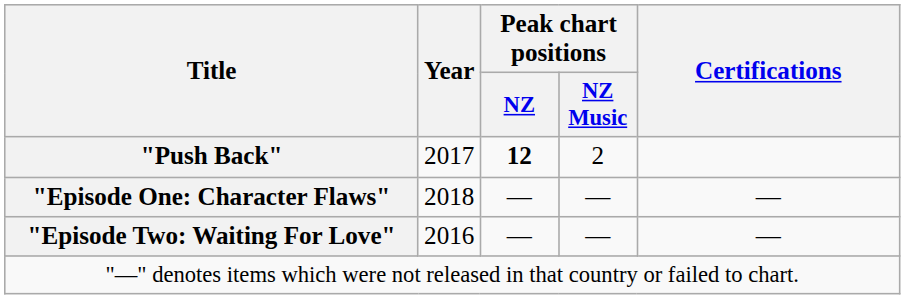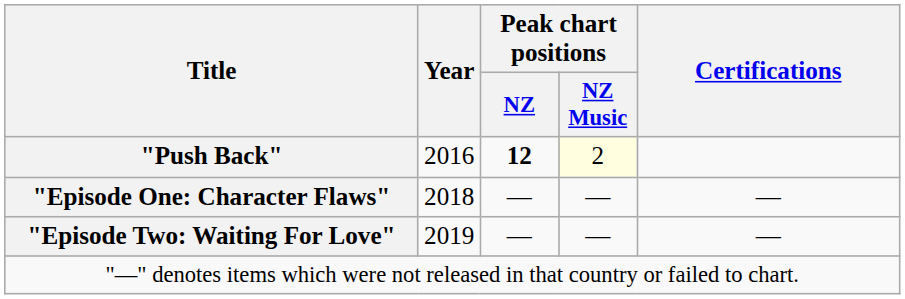(449, 156) 2017 -> (449, 156) 2016
(598, 156) no background -> (598, 156) lightyellow background
(449, 236) 2016 -> (449, 236) 2019
